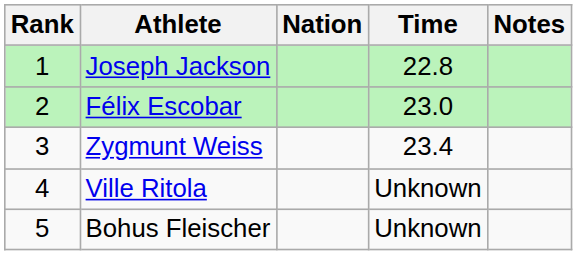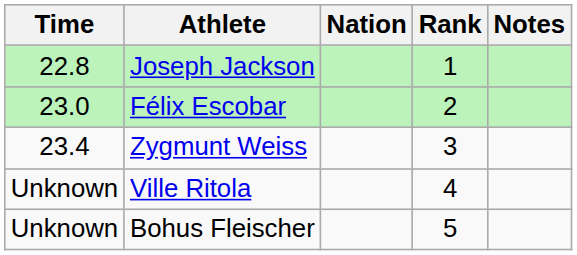columns swapped: (42, 24) <-> (428, 24)
